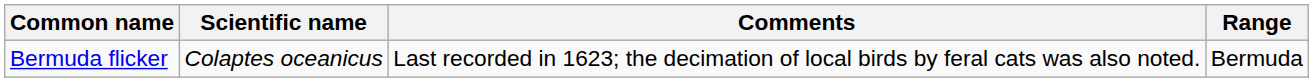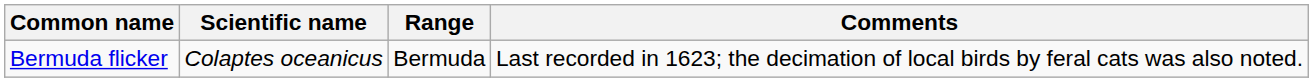columns swapped: (1257, 22) <-> (797, 22)
